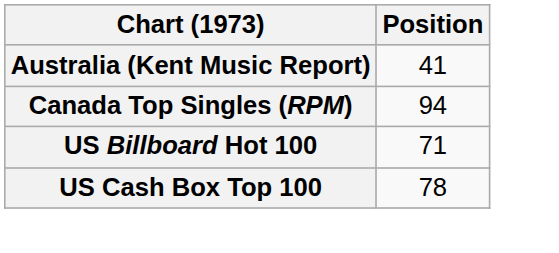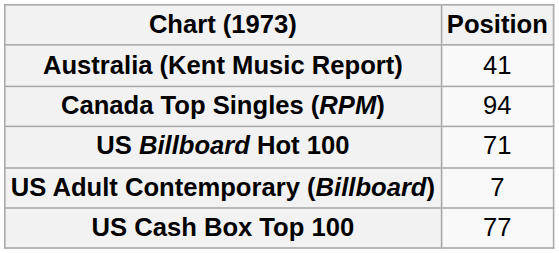+ row: (223, 187)
(433, 187) 78 -> (497, 227) 77
